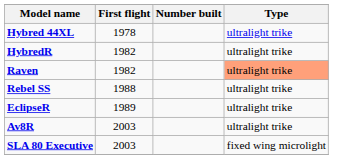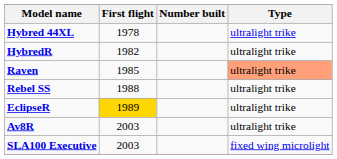(124, 70) 1982 -> (128, 70) 1985
(124, 108) no background -> (128, 108) gold background
+ row: (52, 145)
- row: (50, 145)
